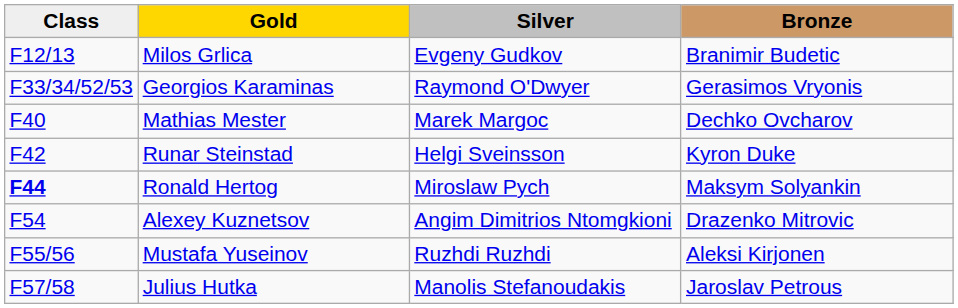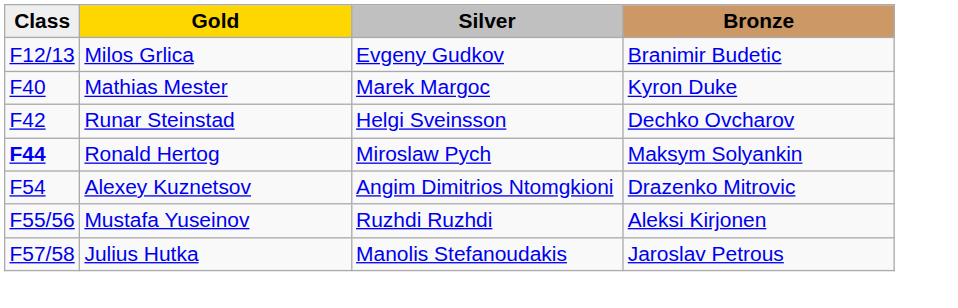- row: (238, 87)
(769, 120) Dechko Ovcharov -> (682, 87) Kyron Duke
(741, 154) Kyron Duke -> (711, 120) Dechko Ovcharov
